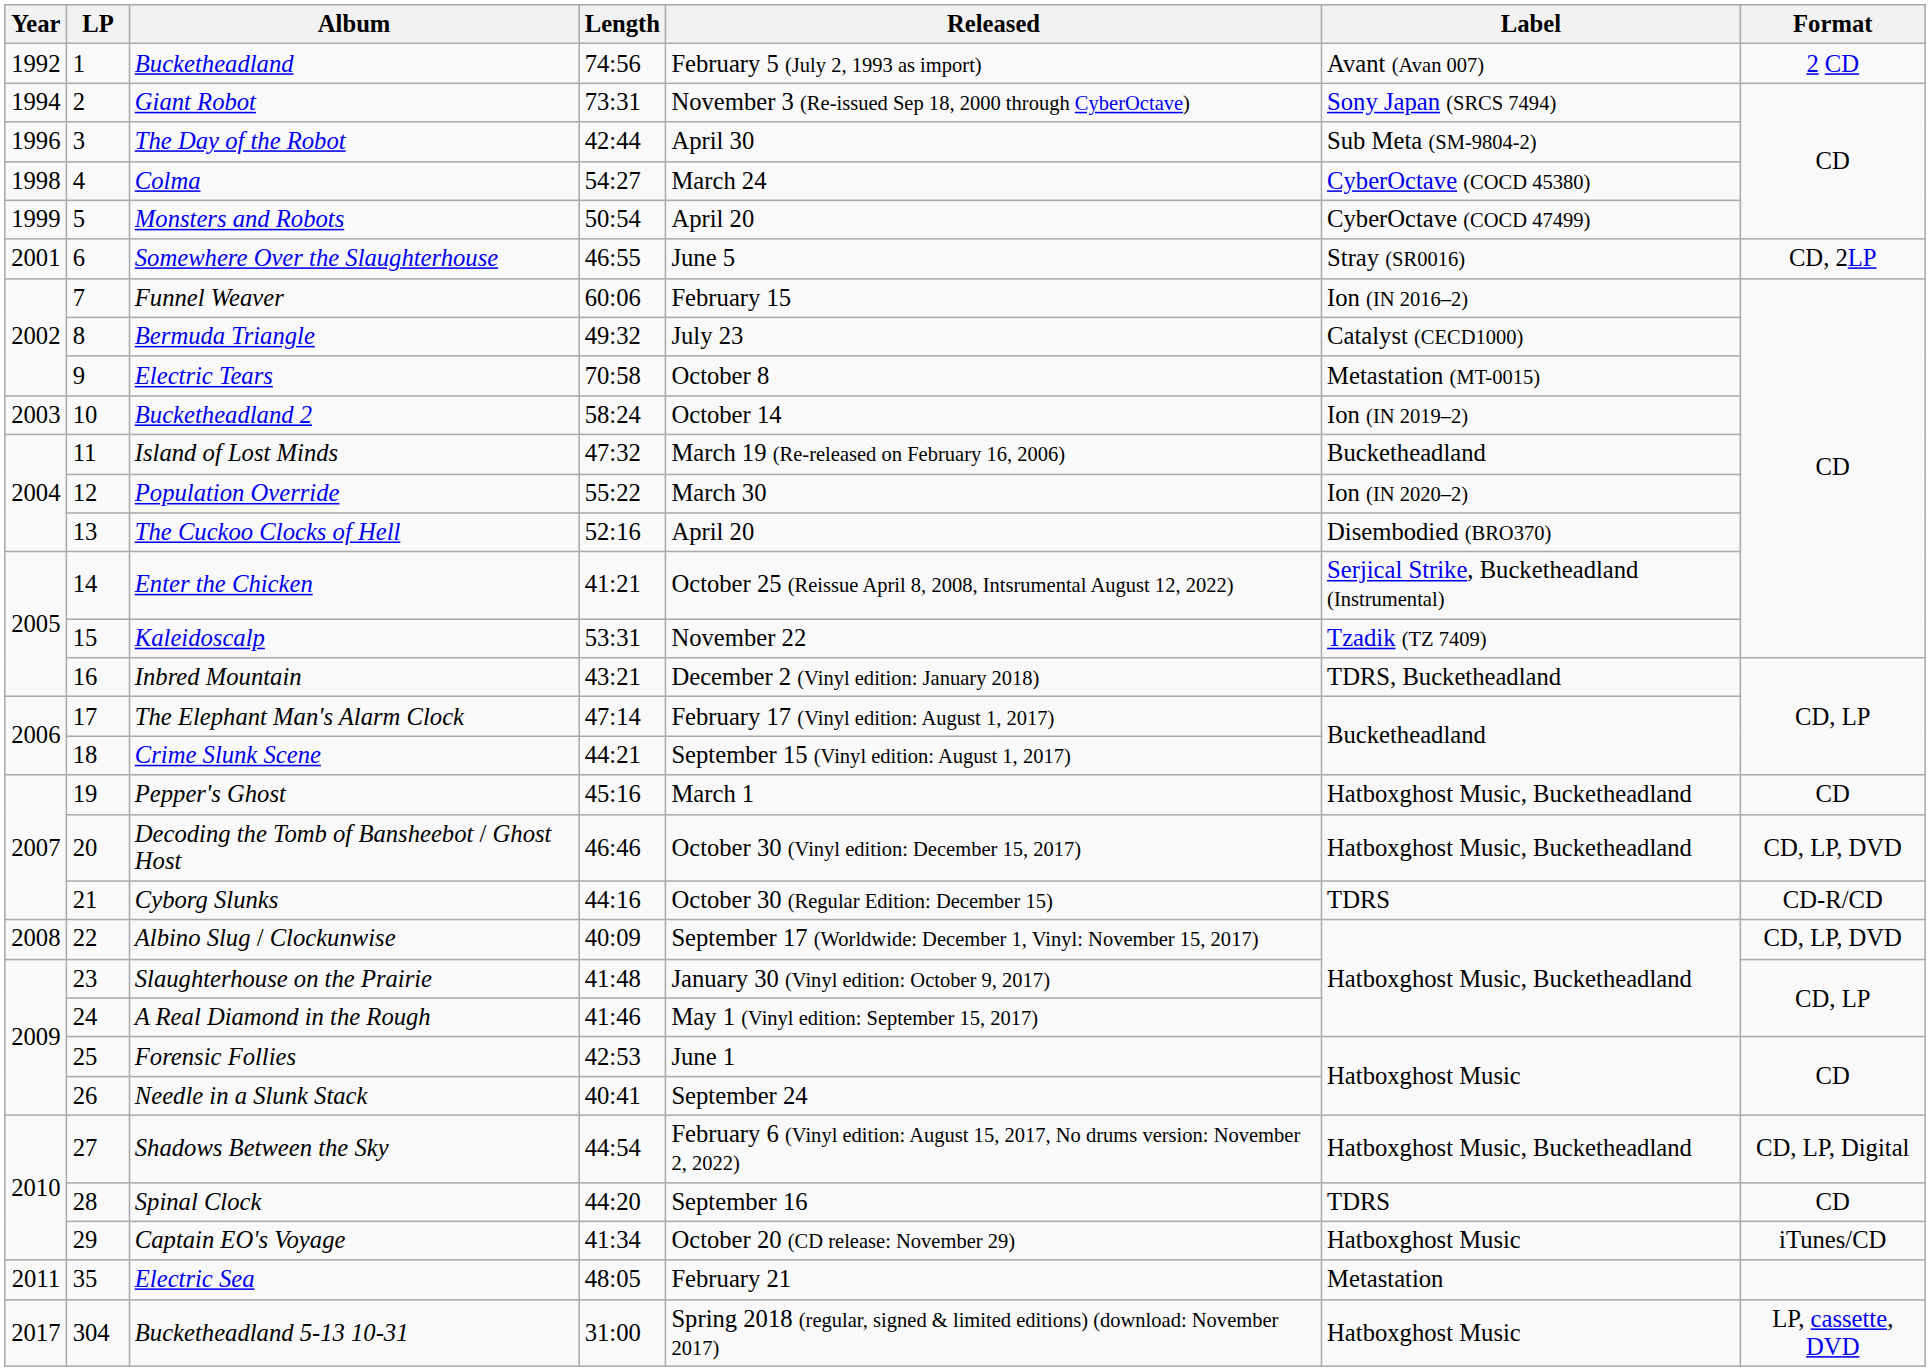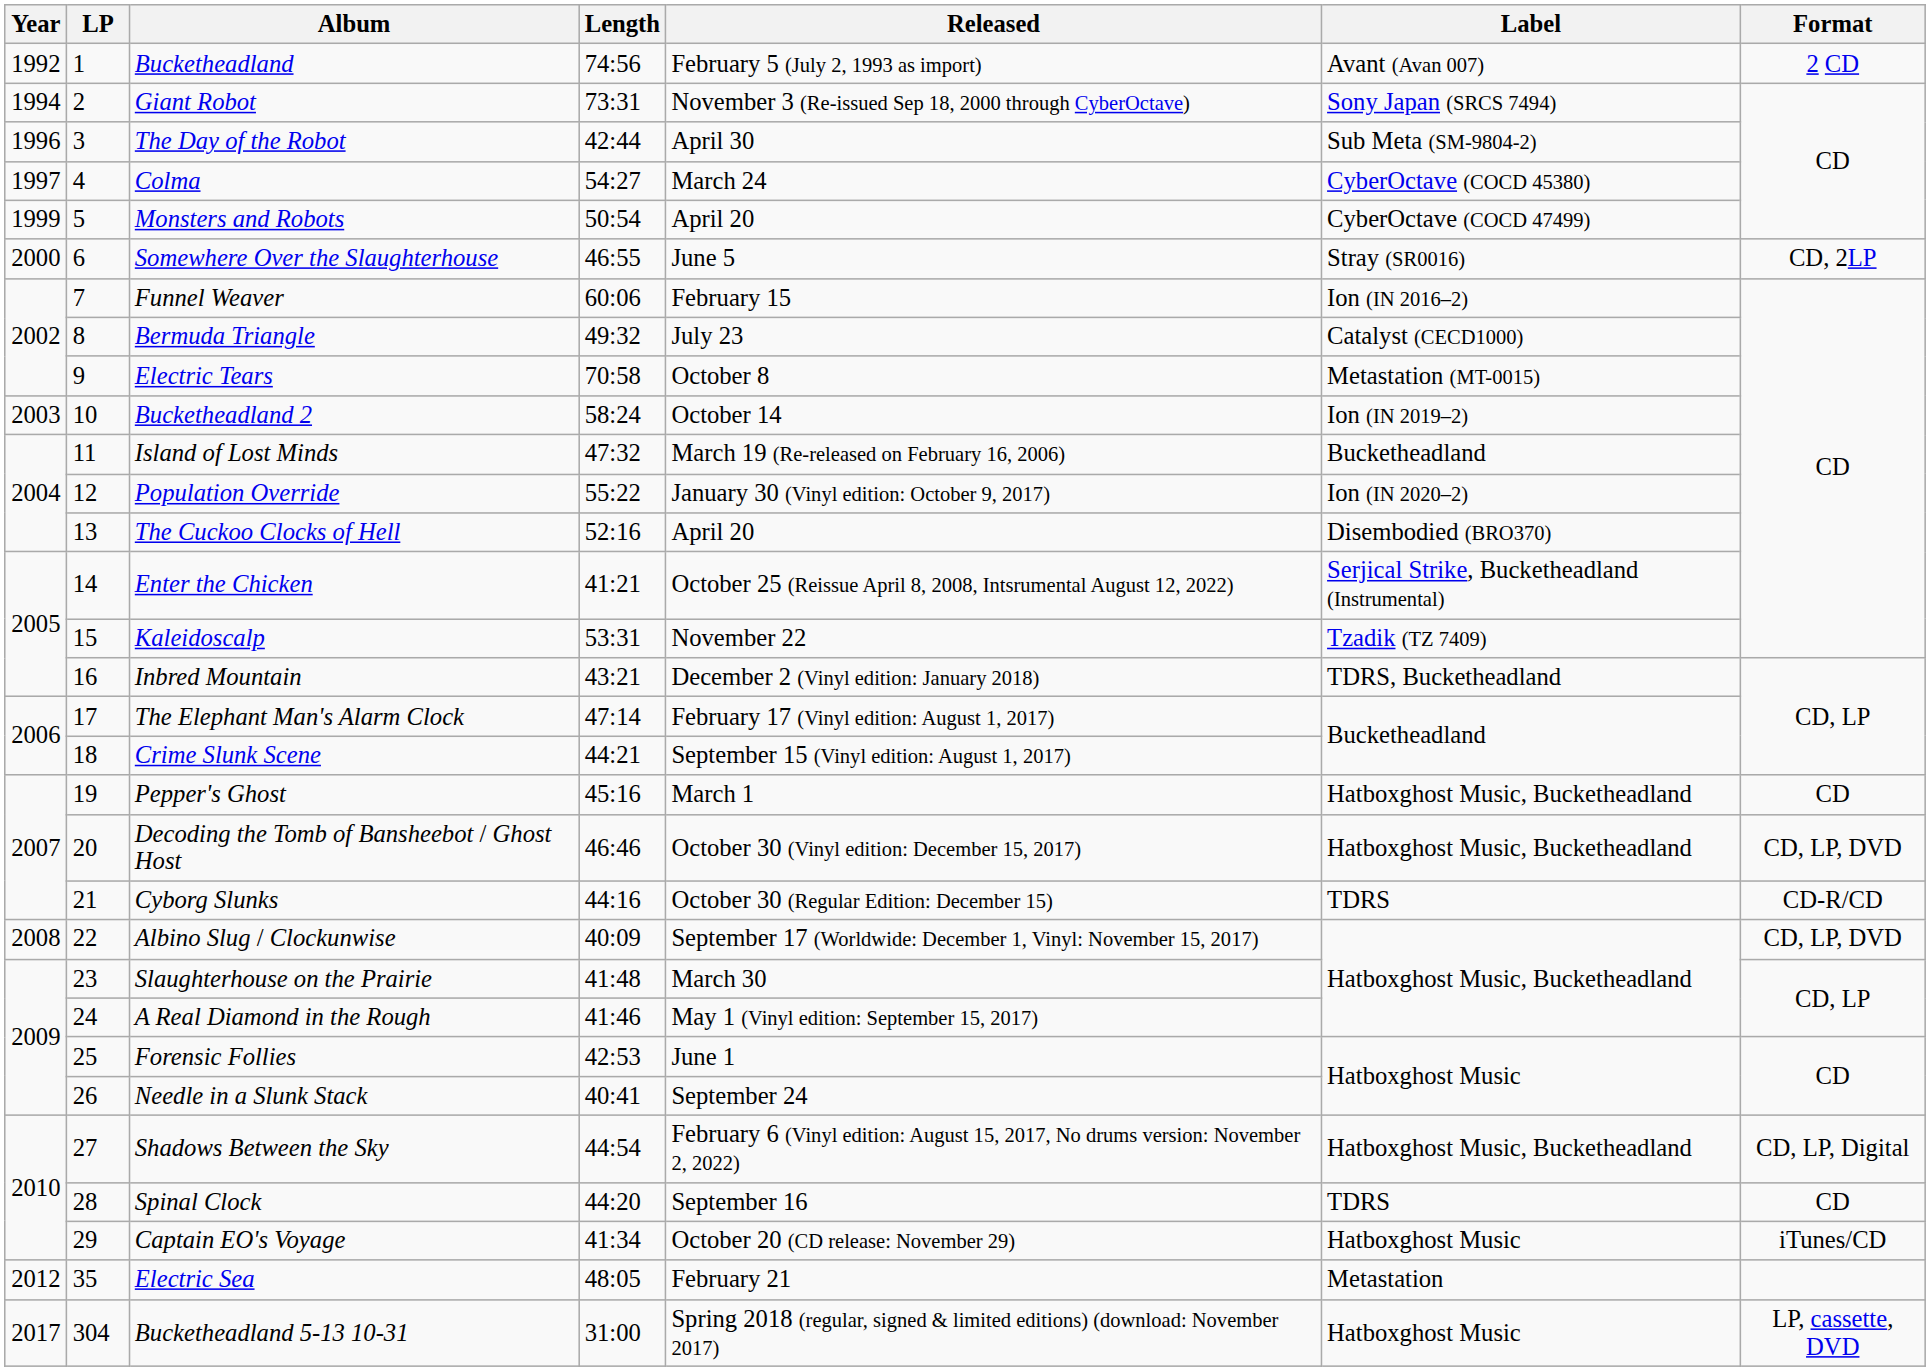(36, 180) 1998 -> (36, 180) 1997
(36, 258) 2001 -> (36, 258) 2000
(719, 492) March 30 -> (861, 492) January 30 (Vinyl edition: October 9, 2017)
(861, 978) January 30 (Vinyl edition: October 9, 2017) -> (719, 978) March 30
(36, 1279) 2011 -> (36, 1279) 2012
